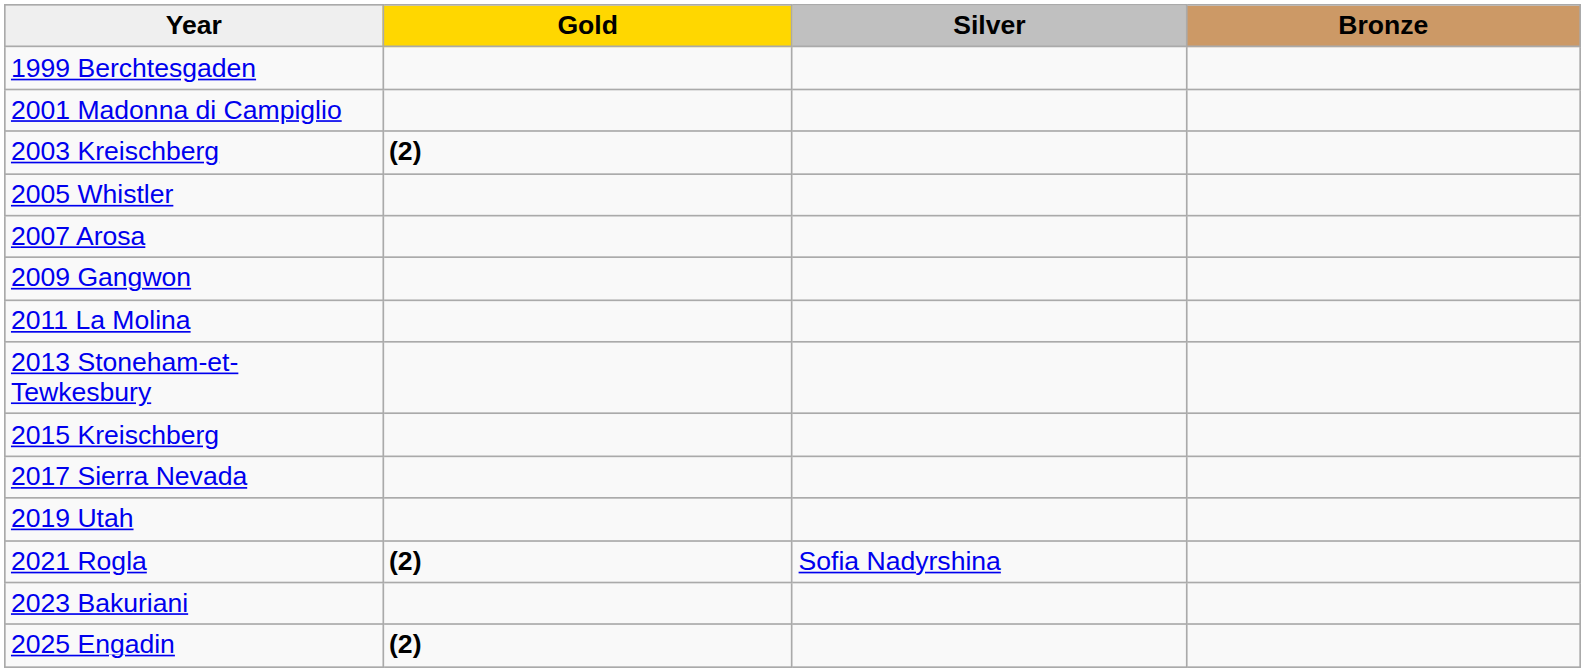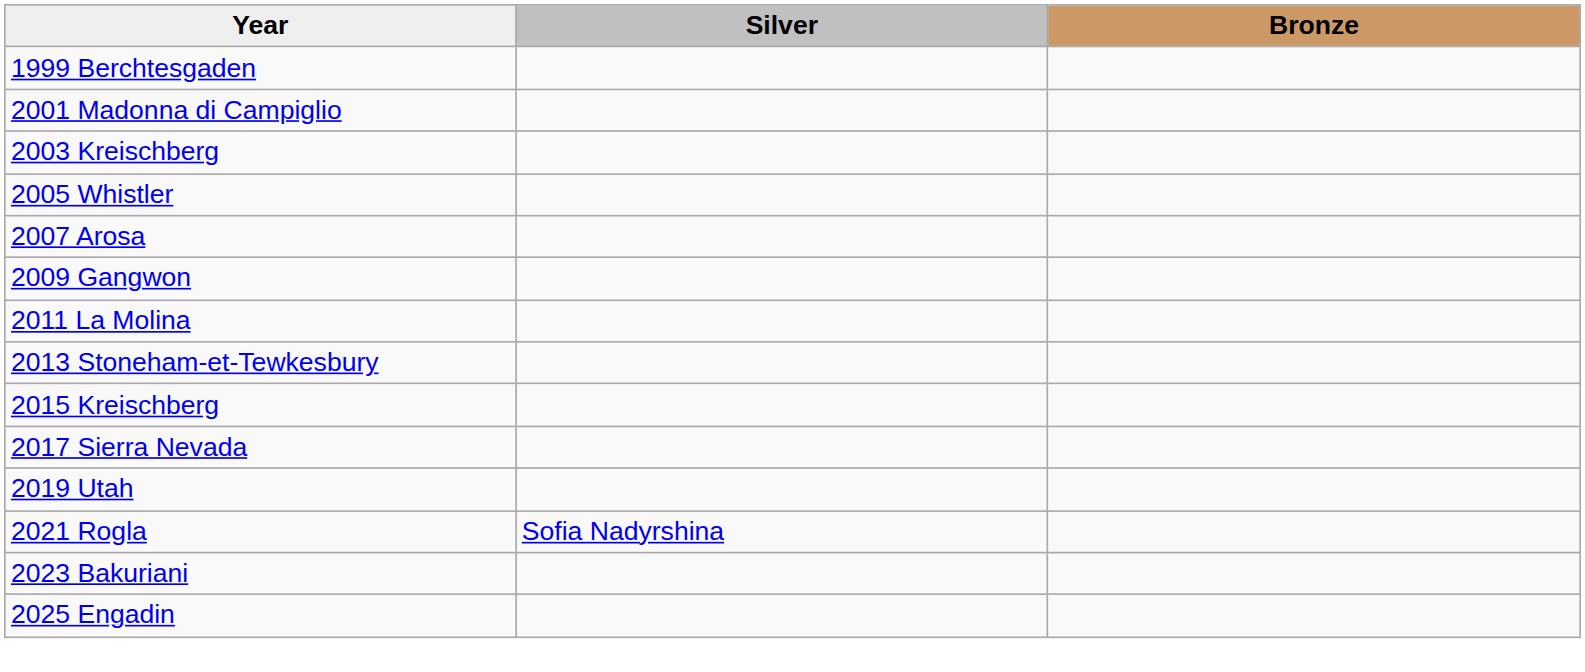- column: (588, 25)
